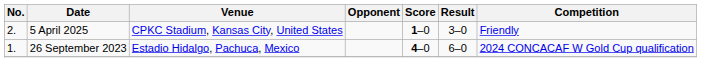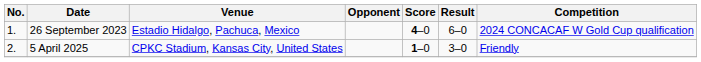rows swapped: (78, 48) <-> (59, 30)
